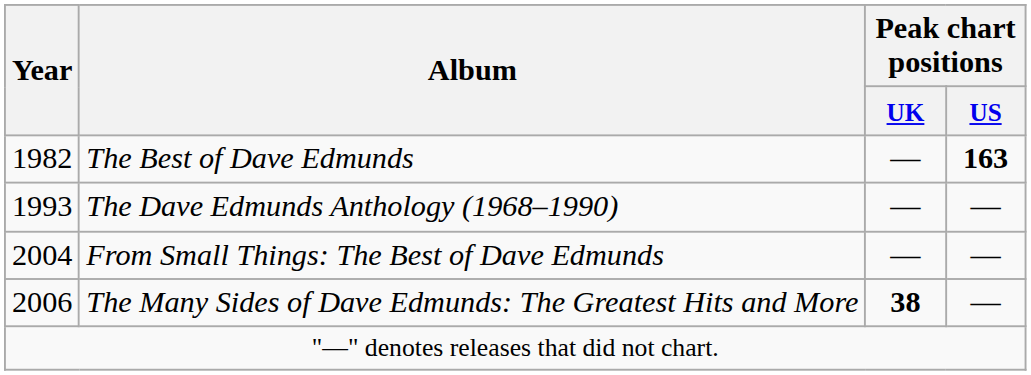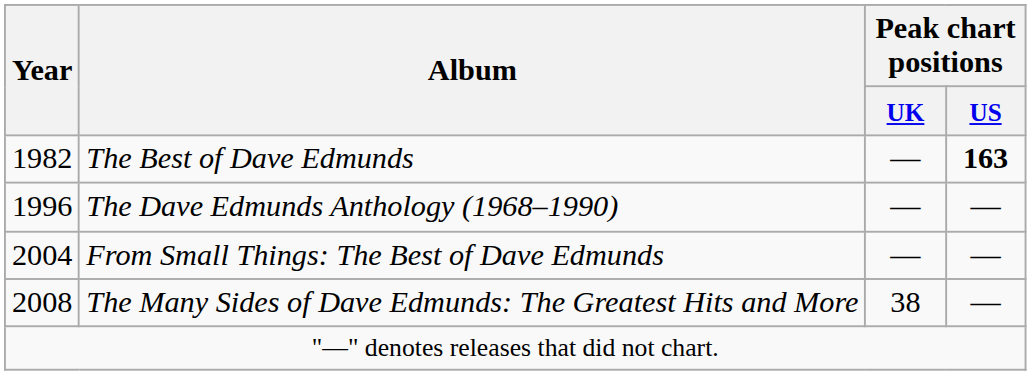(42, 206) 1993 -> (42, 206) 1996
(42, 302) 2006 -> (42, 302) 2008
(905, 302) bold -> (905, 302) normal
